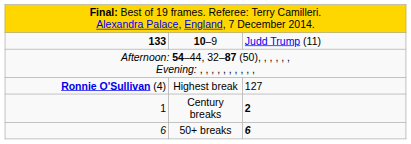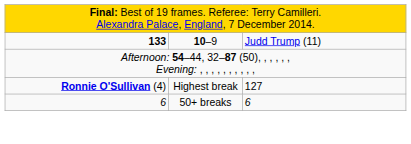- row: (205, 109)
(248, 131) bold -> (248, 103) normal
